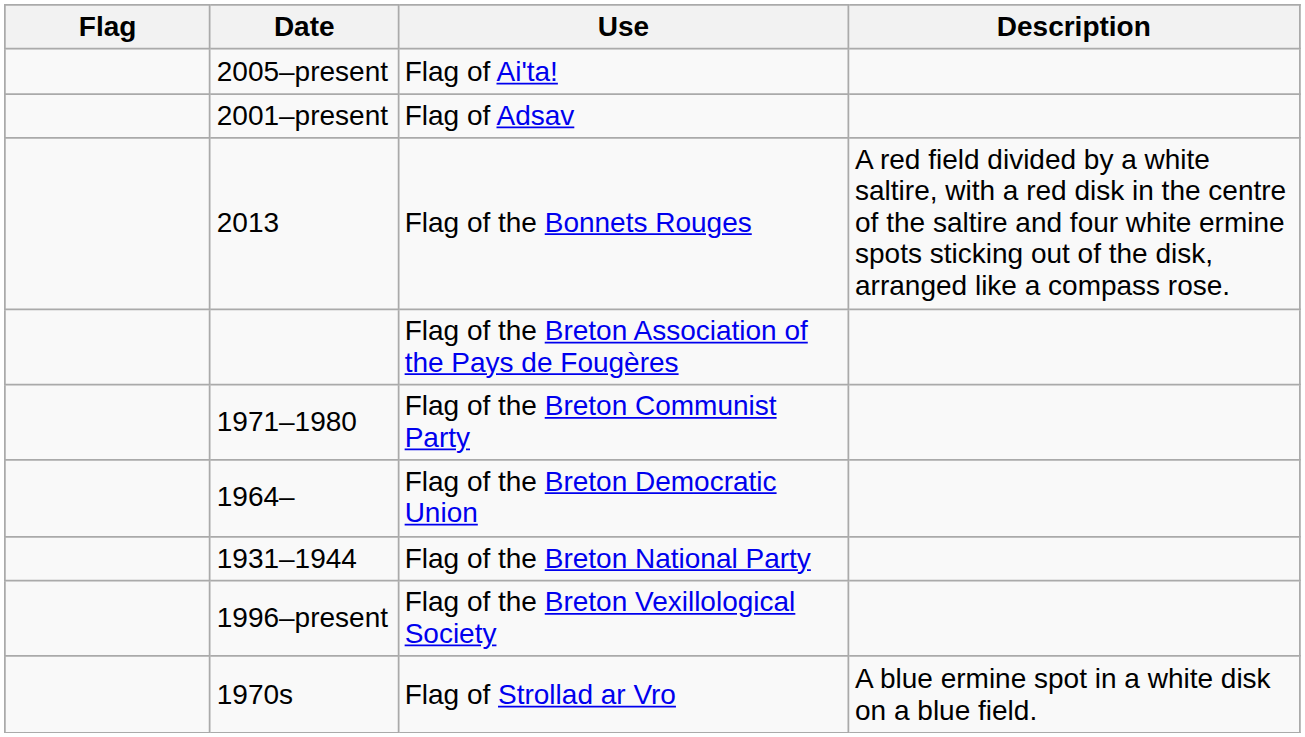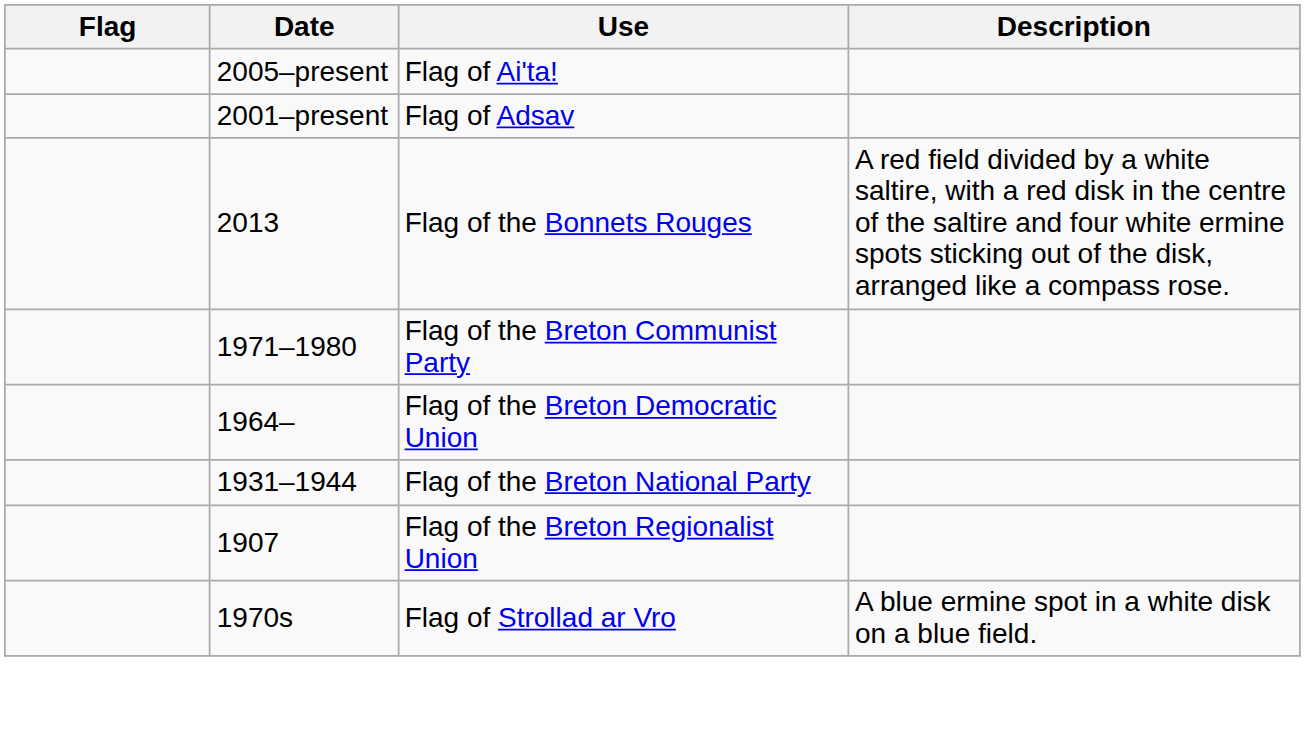- row: (606, 346)
+ row: (589, 542)
- row: (600, 618)
